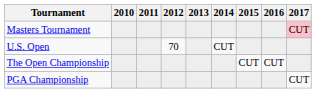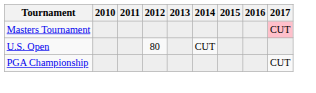(174, 46) 70 -> (155, 46) 80
- row: (58, 63)
